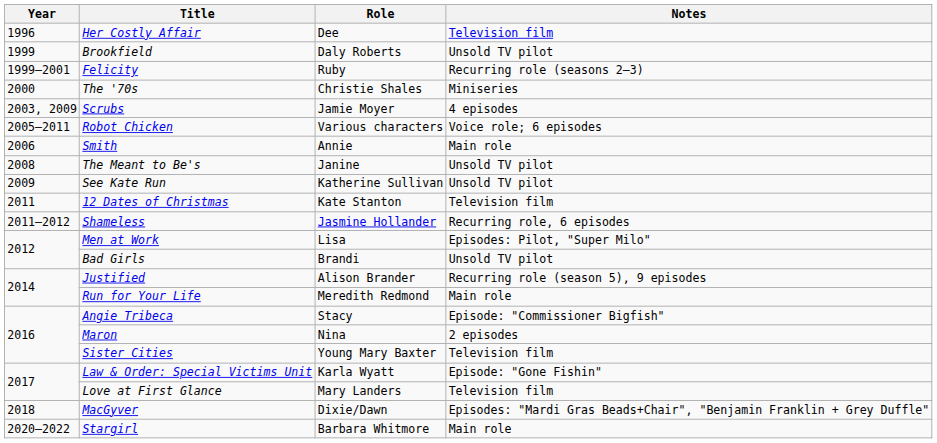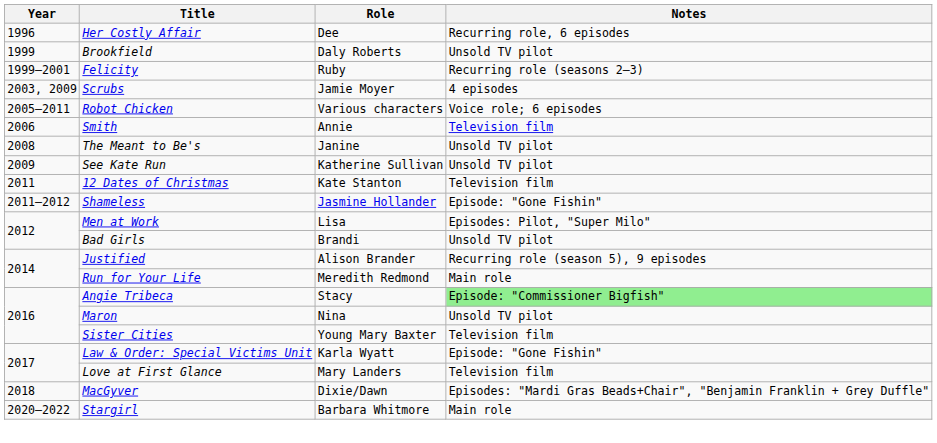(501, 33) Television film -> (539, 33) Recurring role, 6 episodes
- row: (110, 89)
(480, 146) Main role -> (501, 127) Television film
(539, 221) Recurring role, 6 episodes -> (525, 202) Episode: "Gone Fishin"
(557, 316) no background -> (557, 297) lightgreen background
(483, 334) 2 episodes -> (501, 316) Unsold TV pilot
